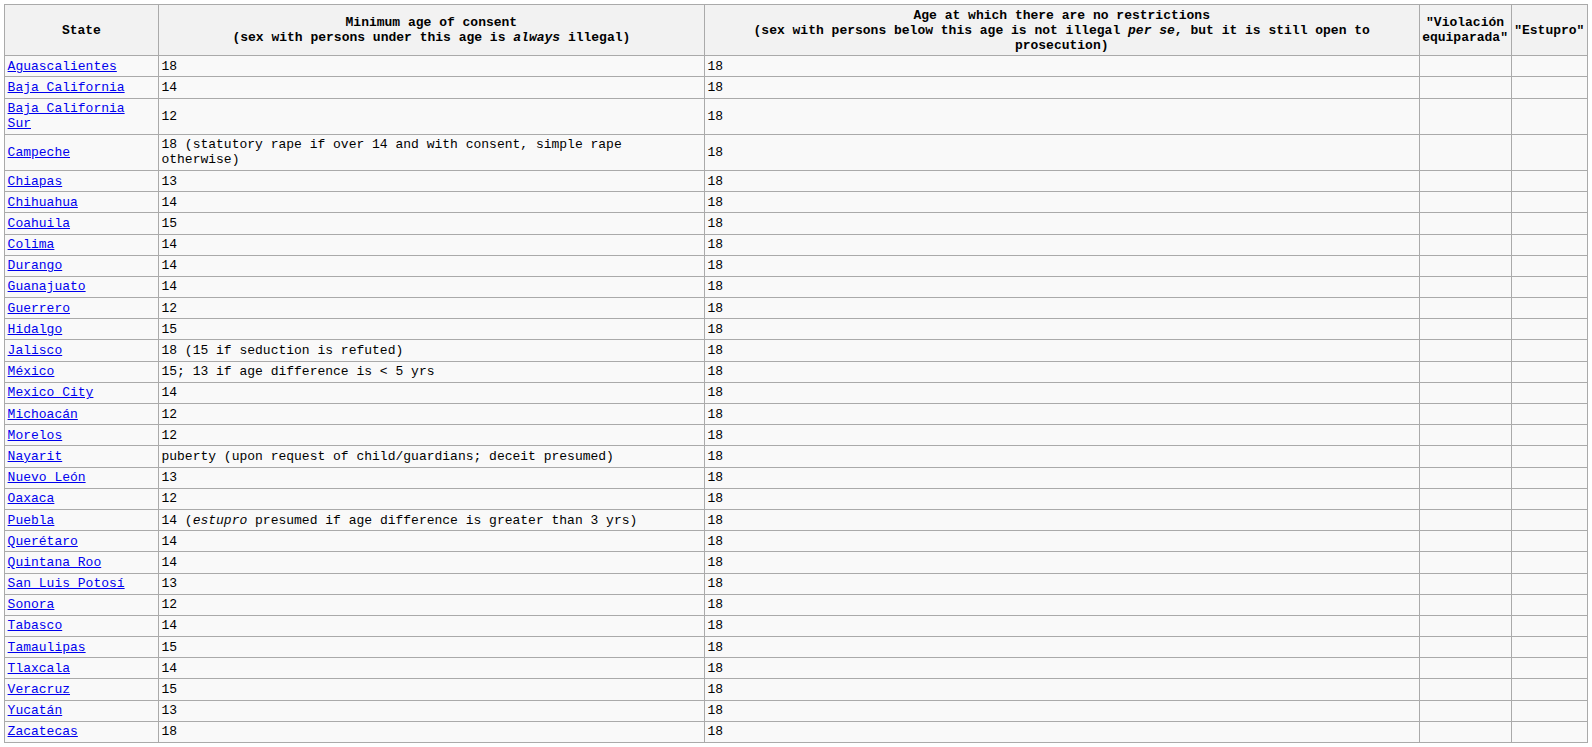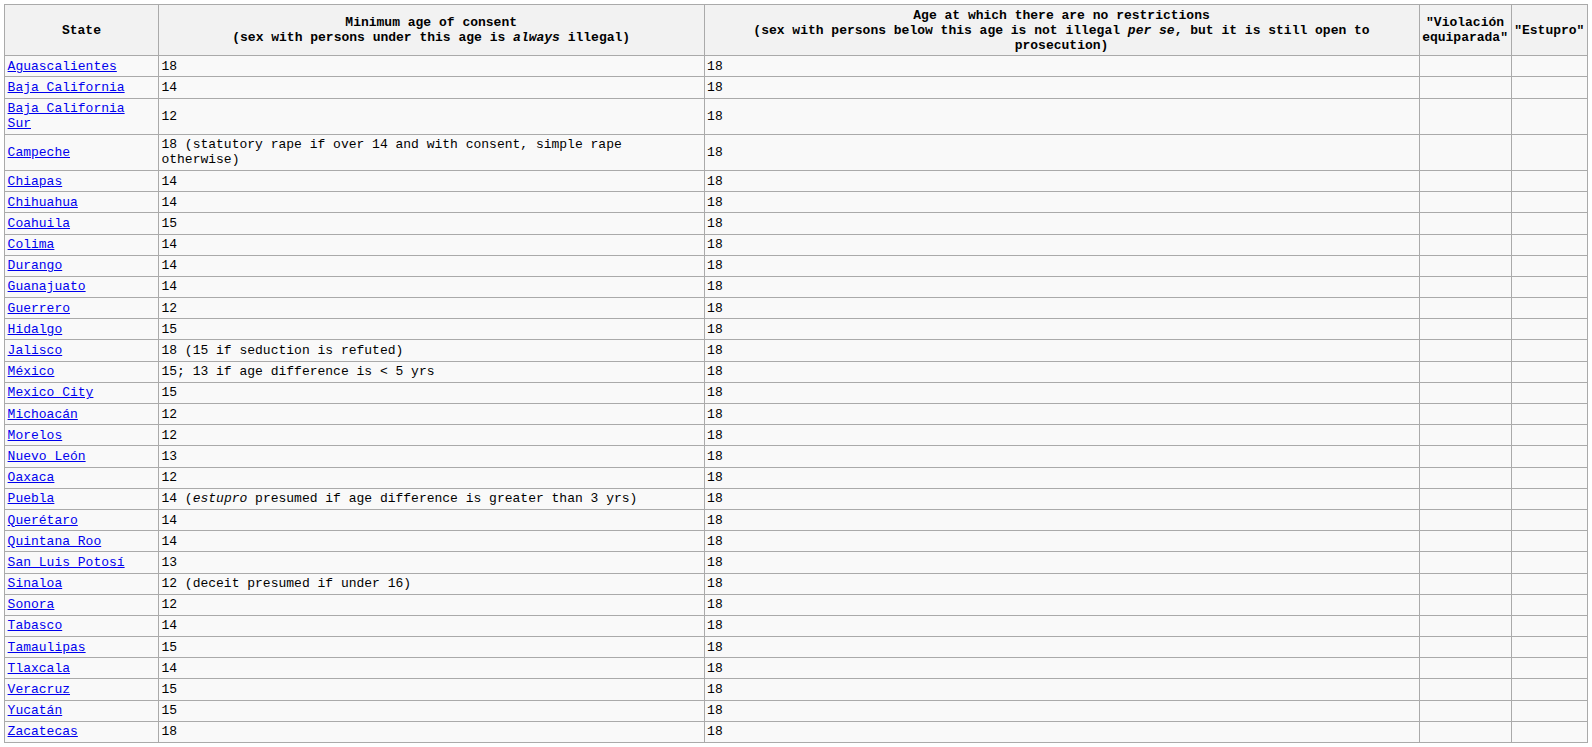(169, 181) 13 -> (169, 181) 14
(169, 393) 14 -> (169, 393) 15
- row: (35, 456)
+ row: (35, 584)
(169, 711) 13 -> (169, 711) 15
